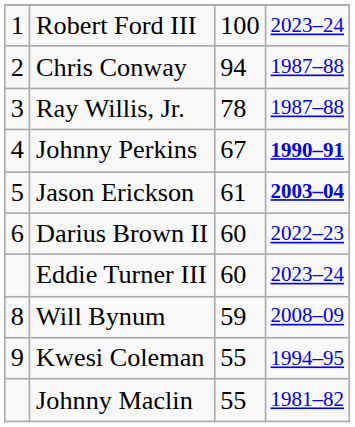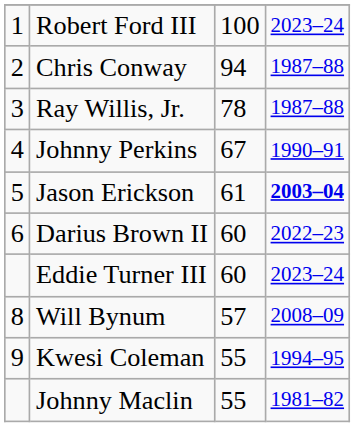(307, 150) bold -> (307, 150) normal
(233, 316) 59 -> (233, 316) 57
